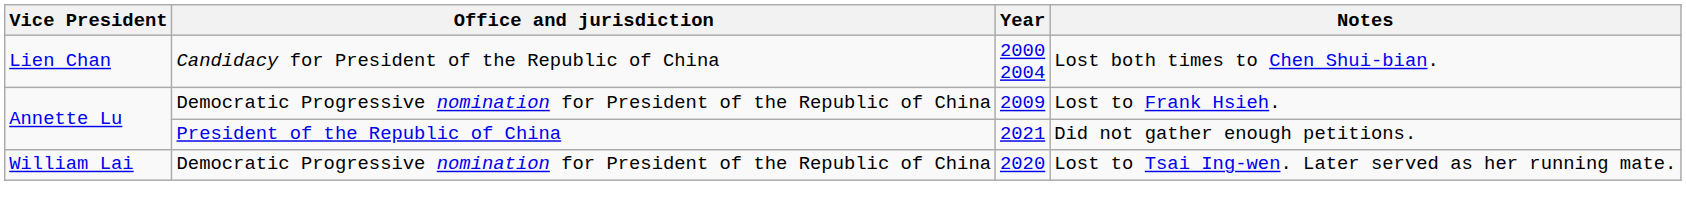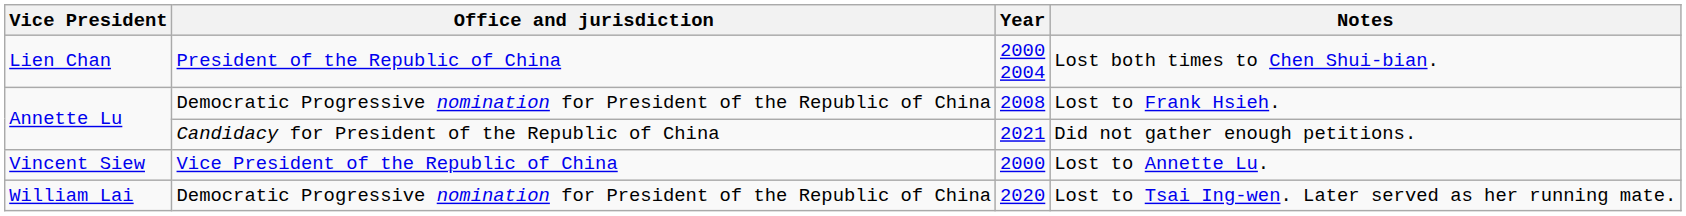(448, 62) Candidacy for President of the Republic of China -> (369, 62) President of the Republic of China
(1023, 103) 2009 -> (1023, 103) 2008
(369, 134) President of the Republic of China -> (448, 134) Candidacy for President of the Republic of China
+ row: (1162, 165)
